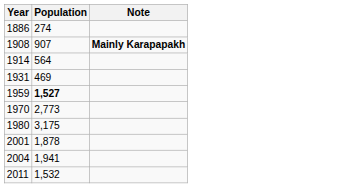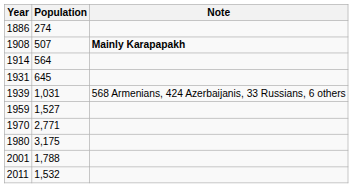(43, 45) 907 -> (43, 45) 507
(43, 77) 469 -> (43, 77) 645
+ row: (18, 93)
(47, 93) bold -> (47, 110) normal
(47, 110) 2,773 -> (47, 126) 2,771
(47, 142) 1,878 -> (47, 158) 1,788
- row: (18, 158)
